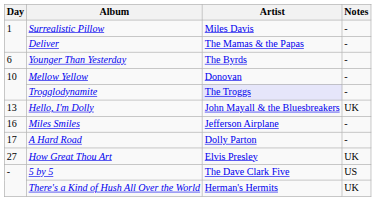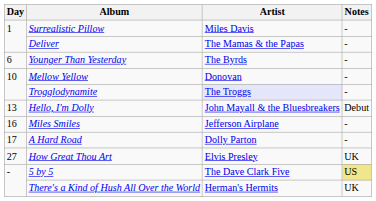(352, 108) UK -> (357, 108) Debut
(351, 172) no background -> (351, 172) khaki background
